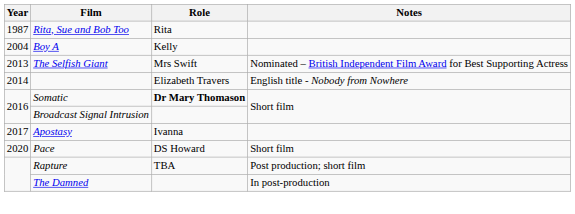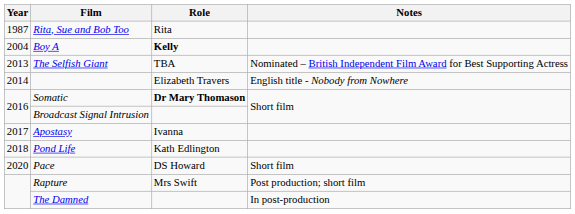(166, 47) normal -> (166, 47) bold
(175, 64) Mrs Swift -> (165, 64) TBA
+ row: (54, 149)
(165, 166) TBA -> (175, 183) Mrs Swift
